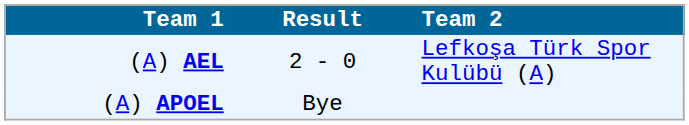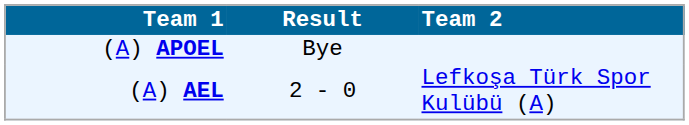rows swapped: (176, 62) <-> (163, 104)
